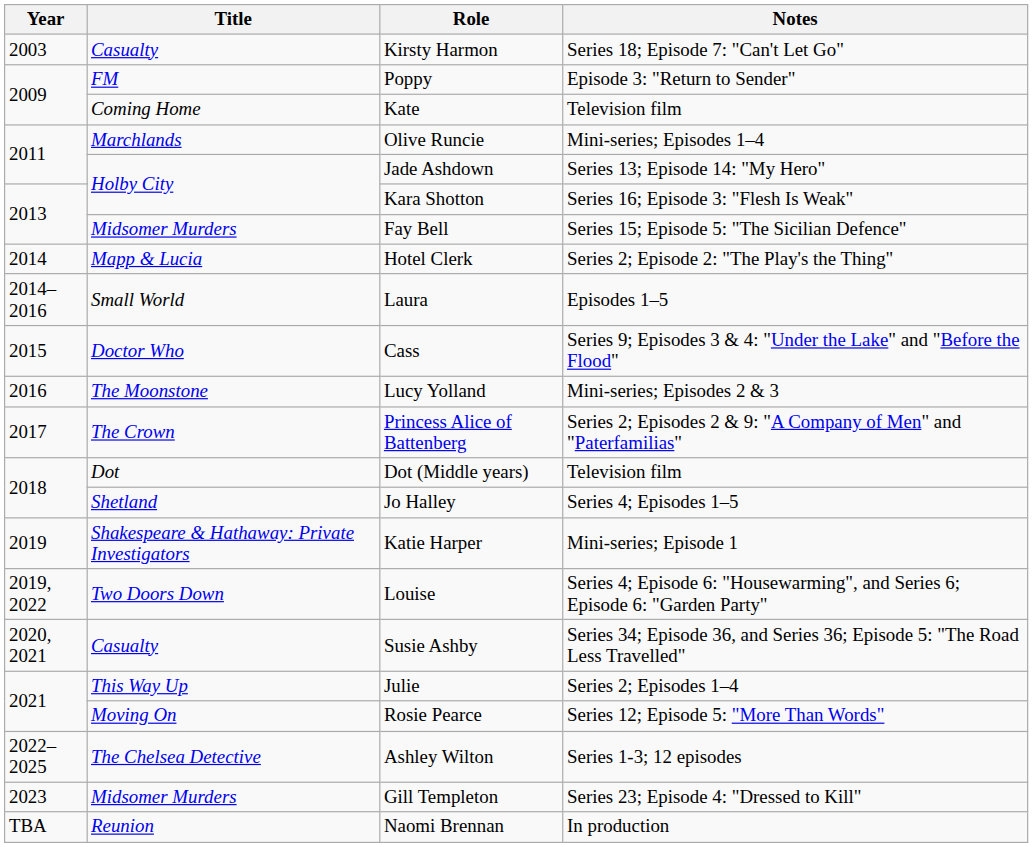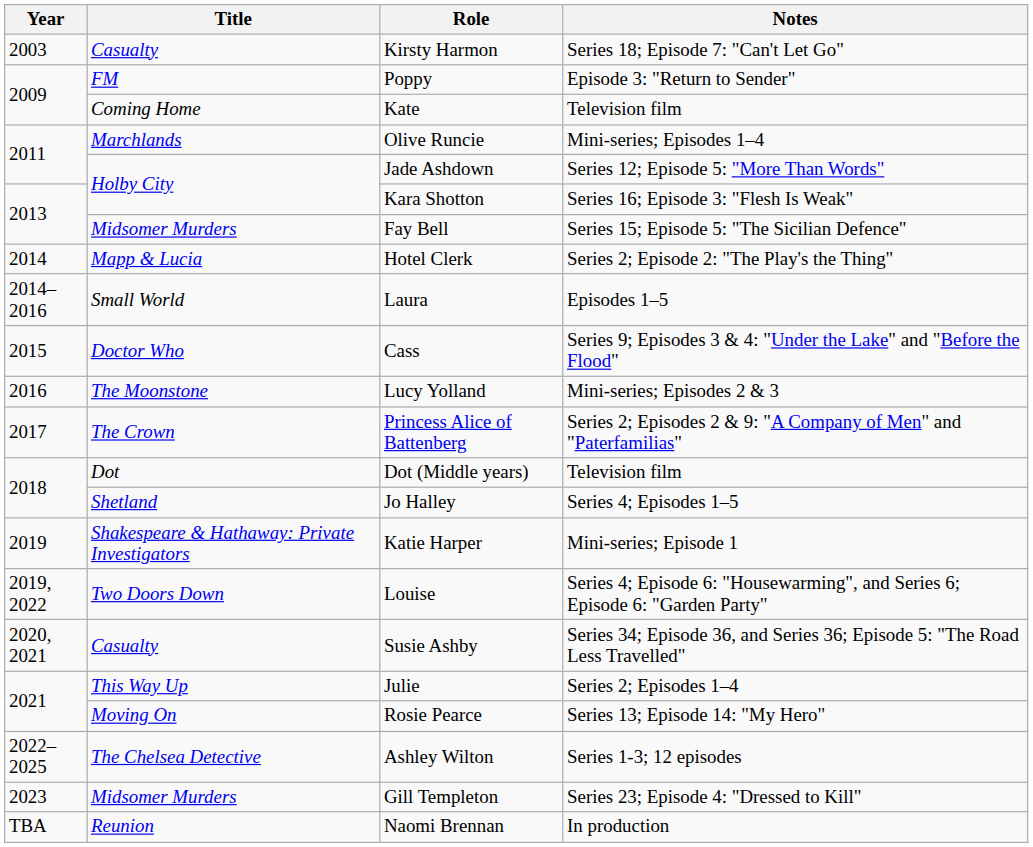(696, 169) Series 13; Episode 14: "My Hero" -> (726, 169) Series 12; Episode 5: "More Than Words"
(726, 715) Series 12; Episode 5: "More Than Words" -> (696, 715) Series 13; Episode 14: "My Hero"
